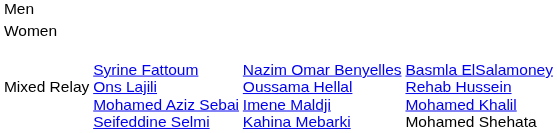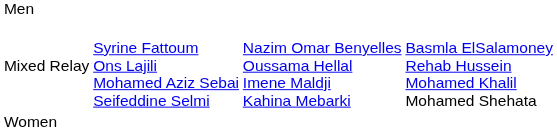rows swapped: (31, 30) <-> (47, 87)
